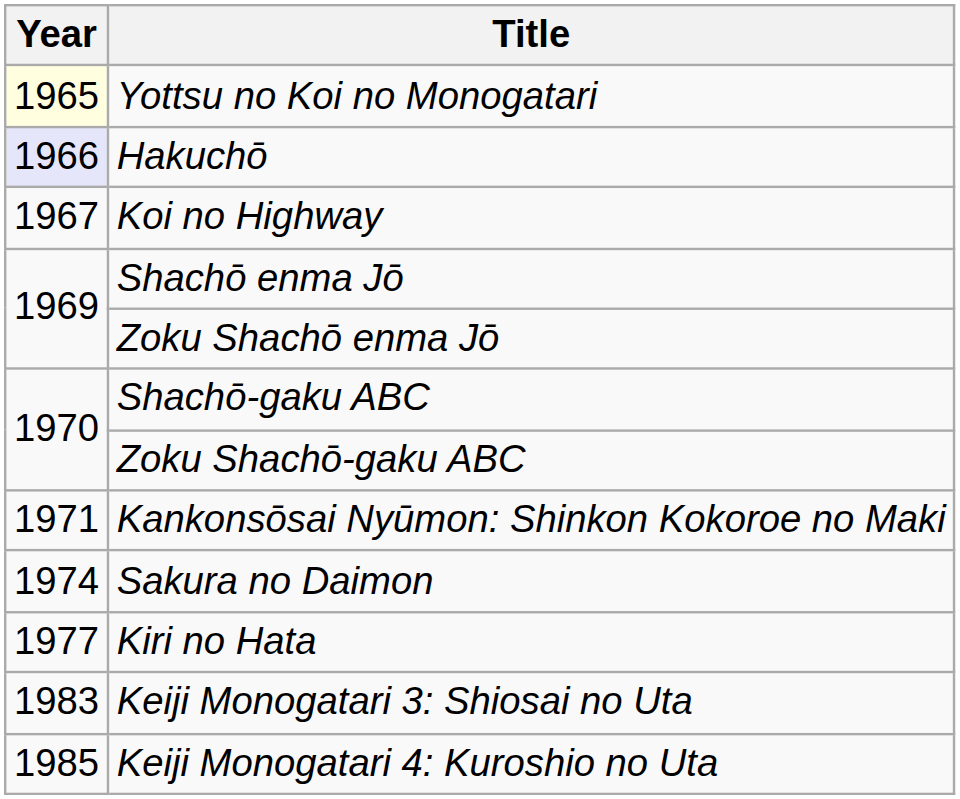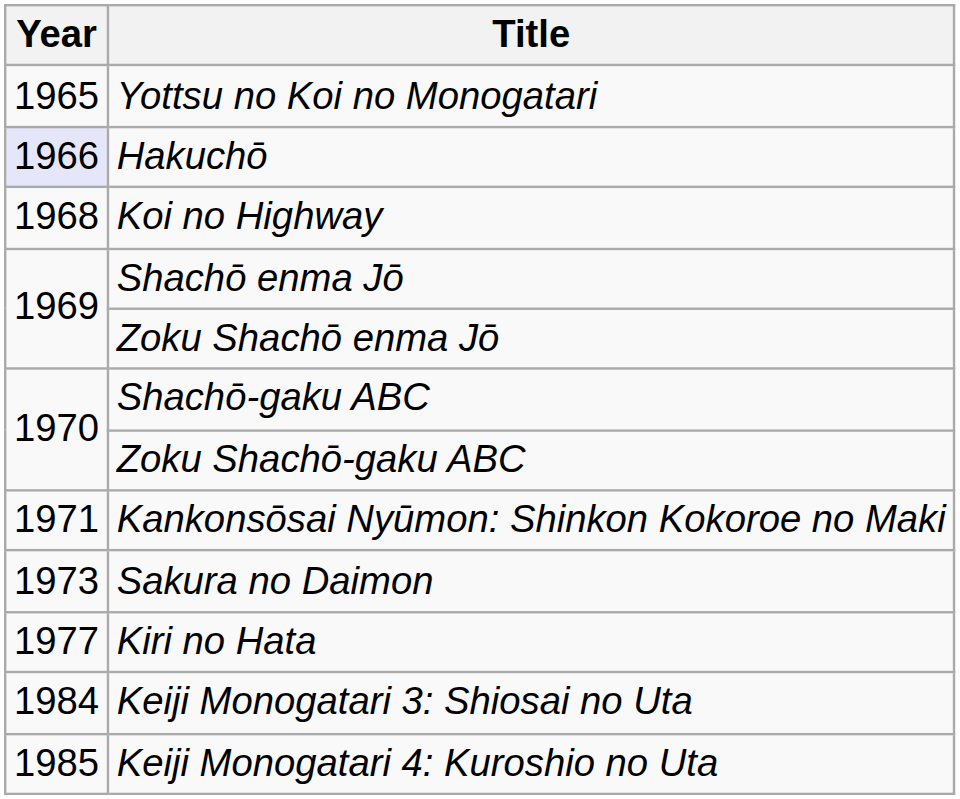(57, 95) lightyellow background -> (57, 95) no background
(57, 216) 1967 -> (57, 216) 1968
(57, 580) 1974 -> (57, 580) 1973
(57, 701) 1983 -> (57, 701) 1984
